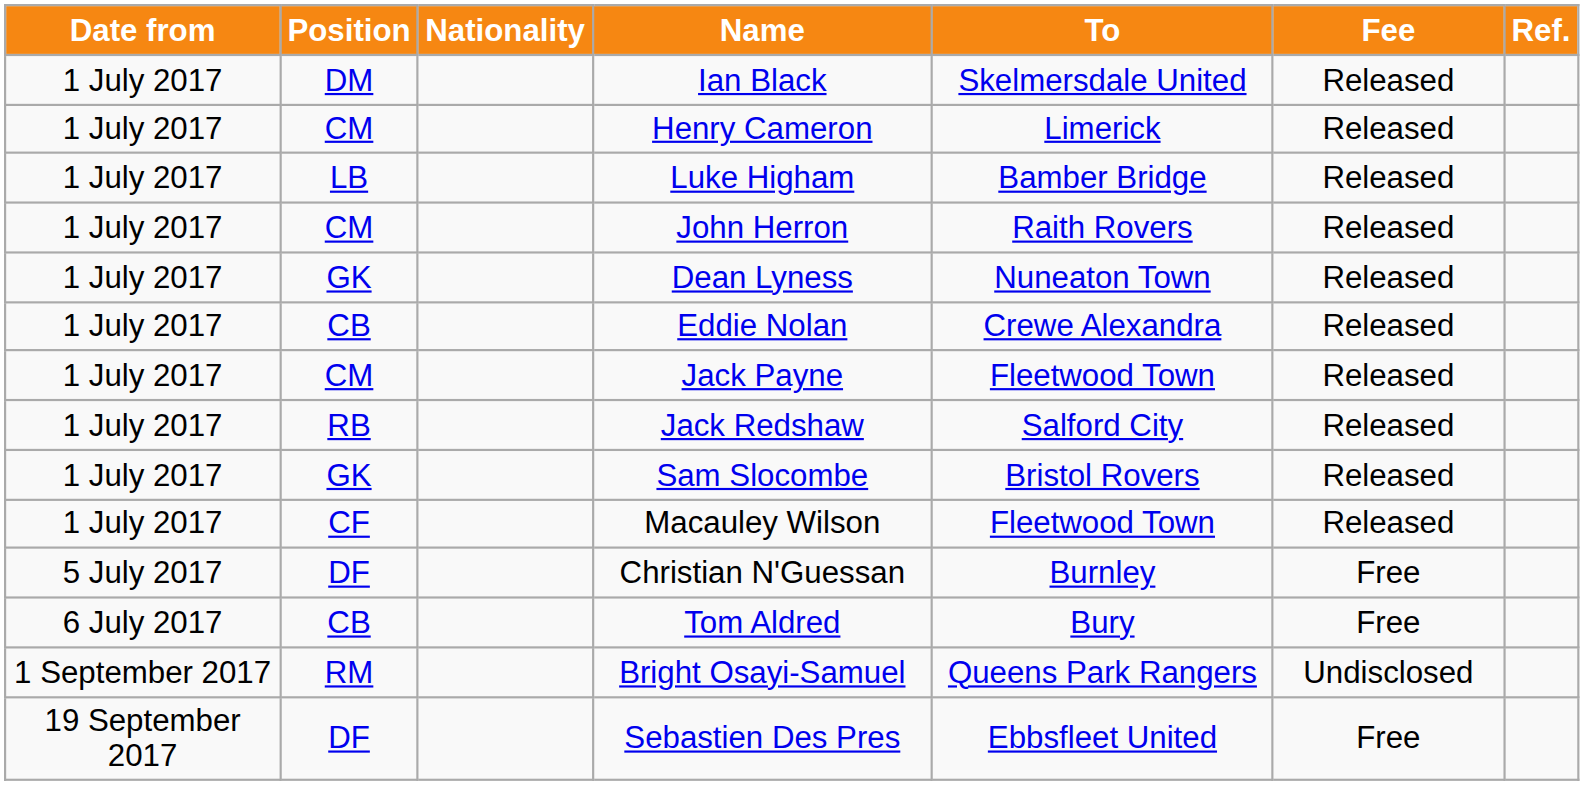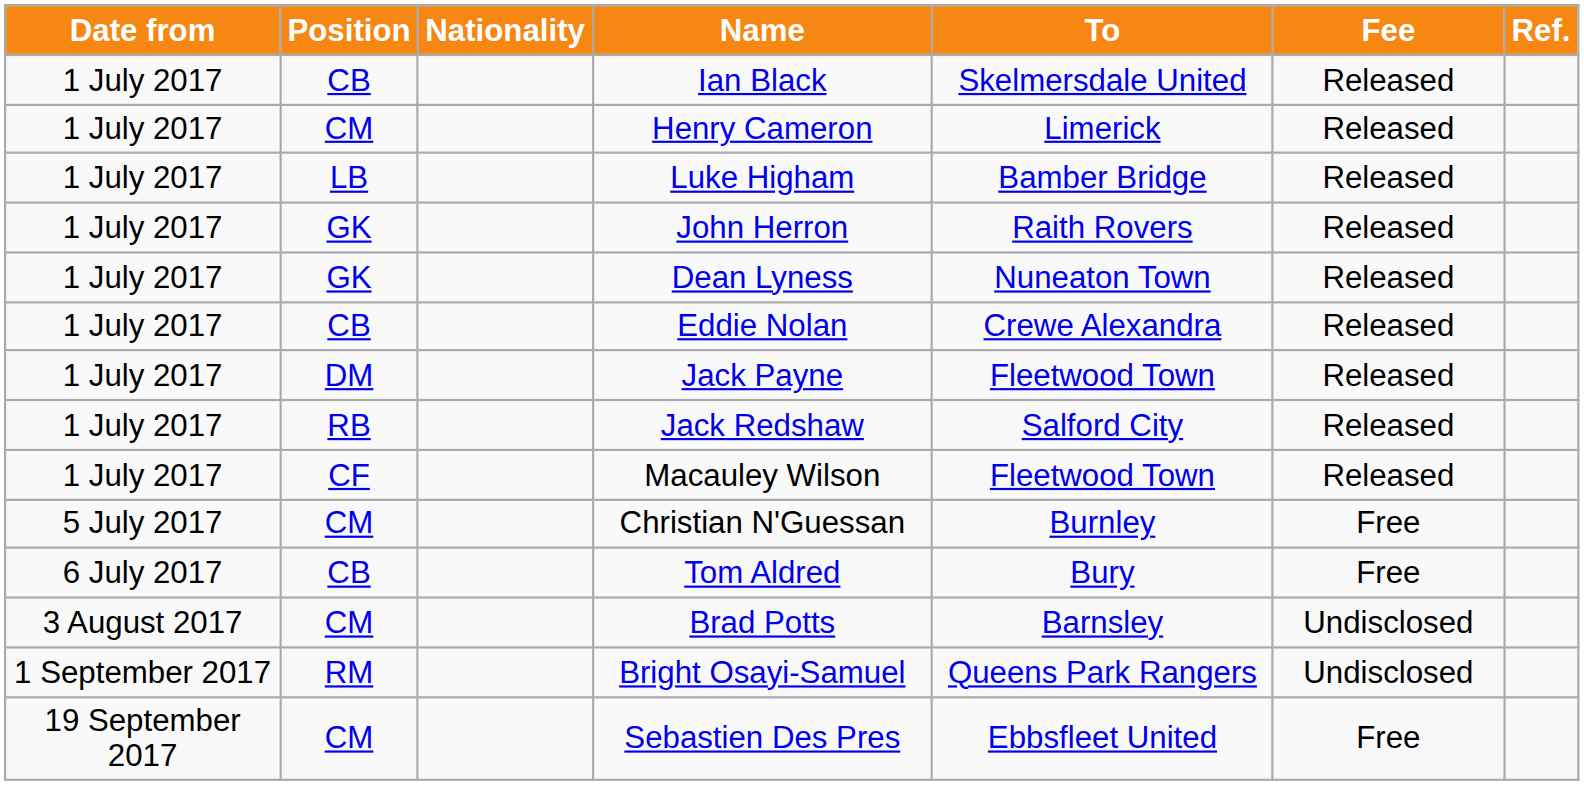(349, 80) DM -> (349, 80) CB
(349, 228) CM -> (349, 228) GK
(349, 376) CM -> (349, 376) DM
- row: (762, 474)
(349, 573) DF -> (349, 524) CM
+ row: (762, 623)
(349, 739) DF -> (349, 739) CM
